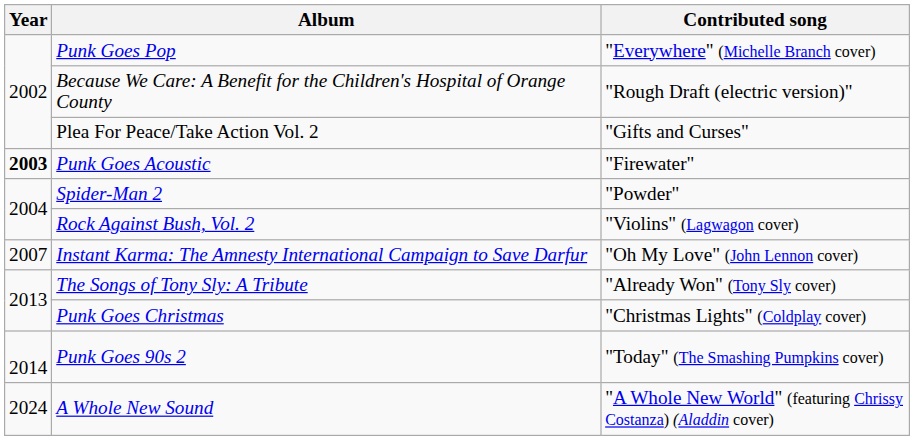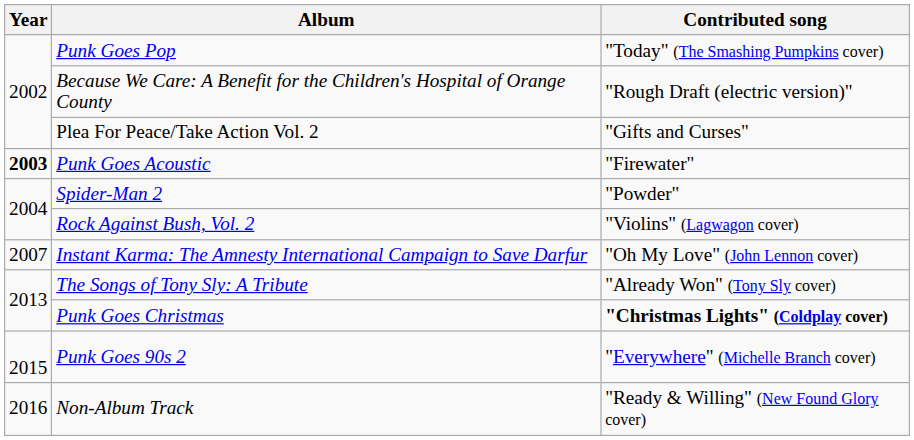(740, 50) "Everywhere" (Michelle Branch cover) -> (744, 50) "Today" (The Smashing Pumpkins cover)
(736, 315) normal -> (747, 315) bold
(28, 367) 2014 -> (28, 367) 2015
(744, 356) "Today" (The Smashing Pumpkins cover) -> (740, 356) "Everywhere" (Michelle Branch cover)
+ row: (125, 408)
- row: (135, 408)
